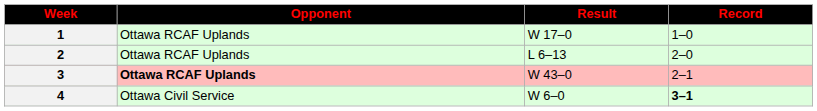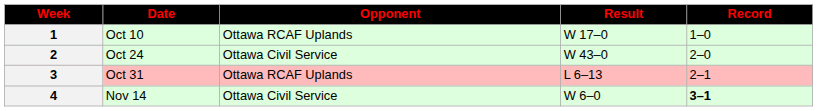+ column: (161, 14)
(185, 55) Ottawa RCAF Uplands -> (280, 55) Ottawa Civil Service
(547, 55) L 6–13 -> (586, 55) W 43–0
(188, 75) bold -> (288, 75) normal
(550, 75) W 43–0 -> (583, 75) L 6–13
